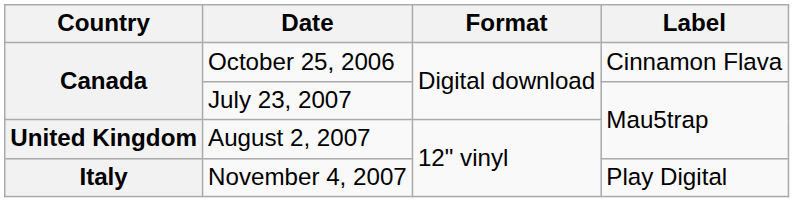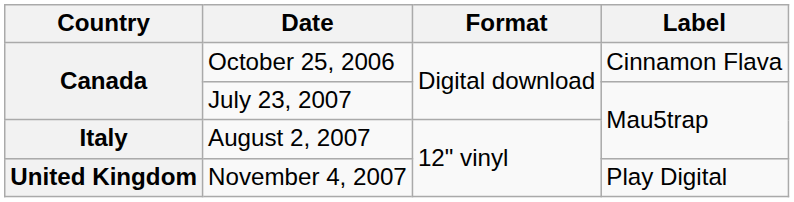(104, 138) United Kingdom -> (104, 138) Italy
(104, 176) Italy -> (104, 176) United Kingdom
